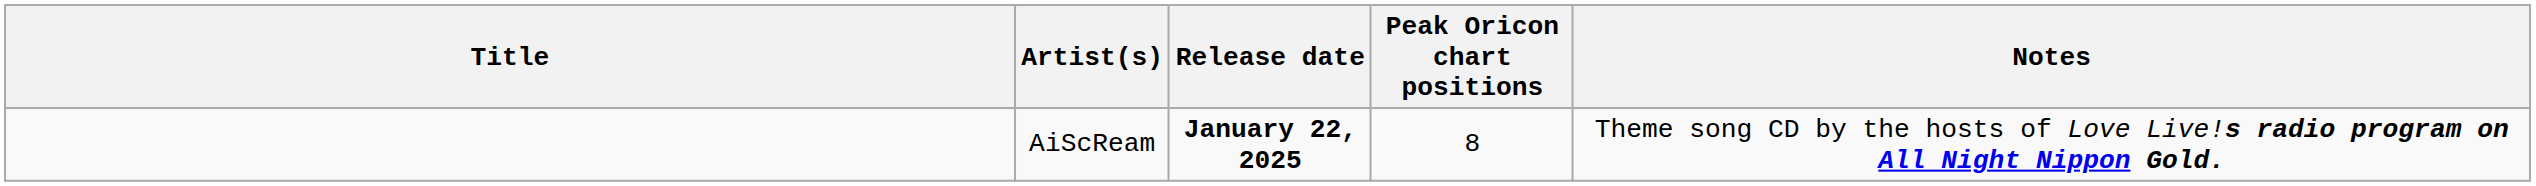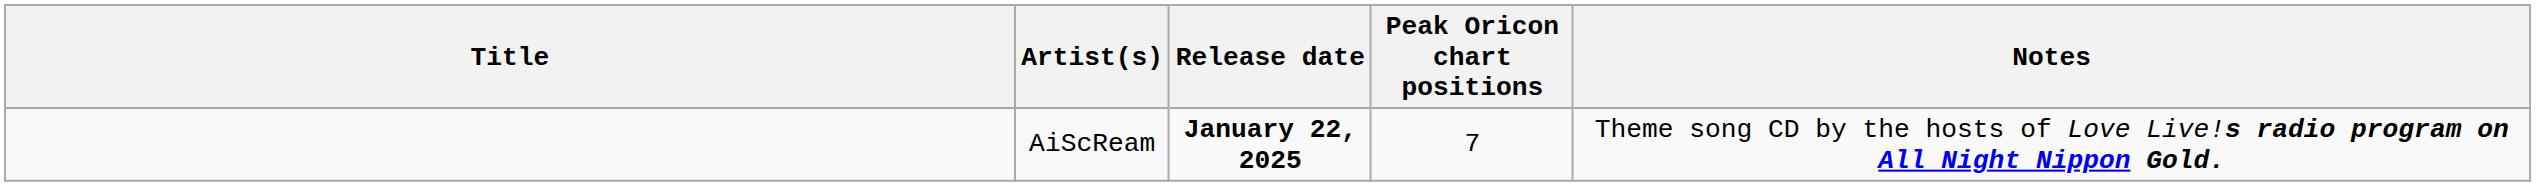(1472, 145) 8 -> (1472, 145) 7
